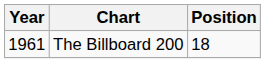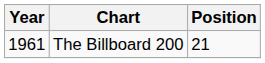(200, 44) 18 -> (200, 44) 21
